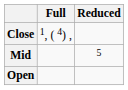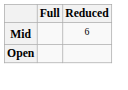- row: (21, 33)
(99, 53) 5 -> (87, 31) 6
